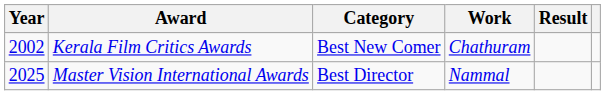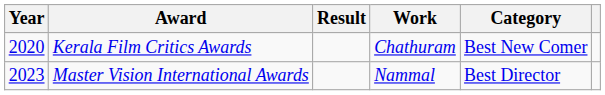columns swapped: (379, 18) <-> (563, 18)
(27, 47) 2002 -> (27, 47) 2020
(27, 75) 2025 -> (27, 75) 2023
